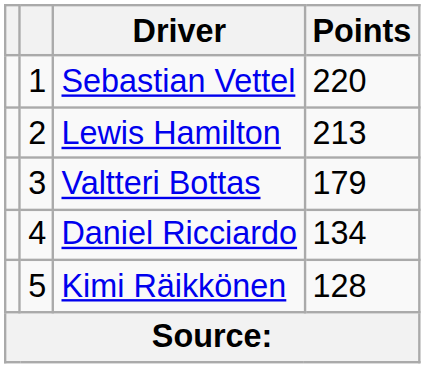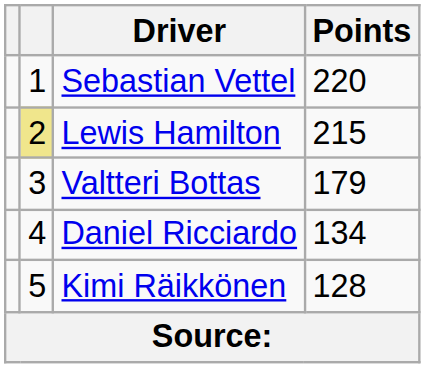(37, 132) no background -> (37, 132) khaki background
(339, 132) 213 -> (339, 132) 215
